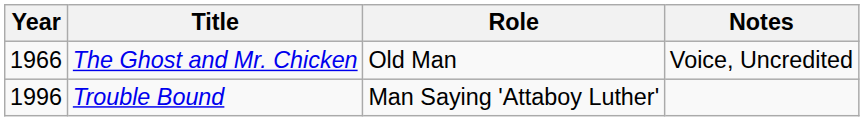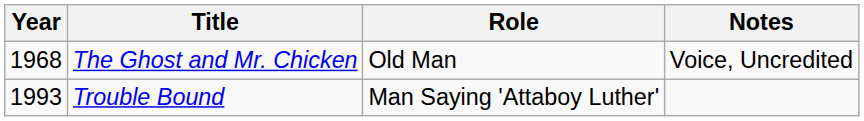(36, 60) 1966 -> (36, 60) 1968
(36, 97) 1996 -> (36, 97) 1993
